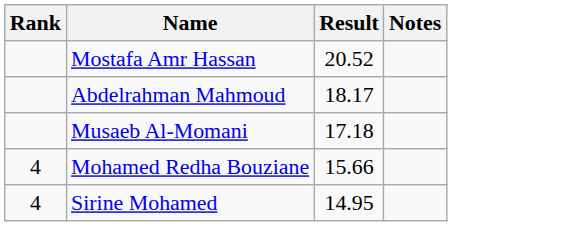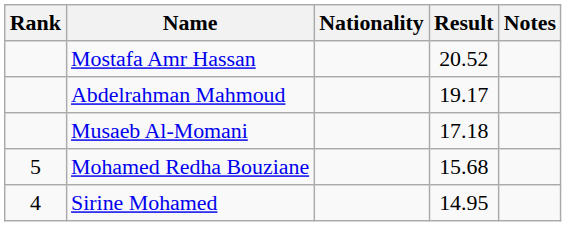+ column: (372, 22)
(349, 94) 18.17 -> (464, 94) 19.17
(35, 167) 4 -> (35, 167) 5
(349, 167) 15.66 -> (464, 167) 15.68
